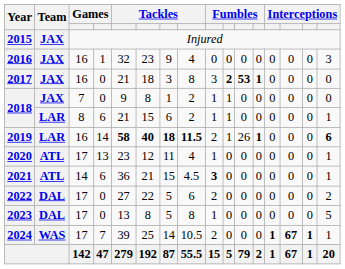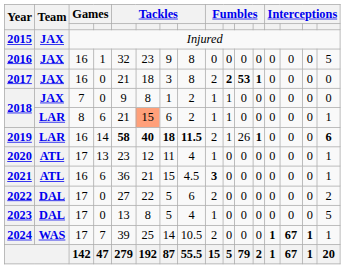(191, 59) 4 -> (191, 59) 8
(329, 59) 3 -> (329, 59) 5
(214, 78) 3 -> (214, 78) 2
(148, 117) no background -> (148, 117) lightsalmon background
(81, 176) 14 -> (81, 176) 16
(191, 215) 8 -> (191, 215) 4
